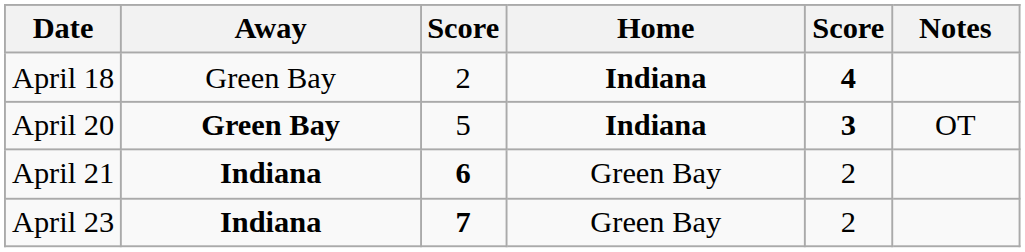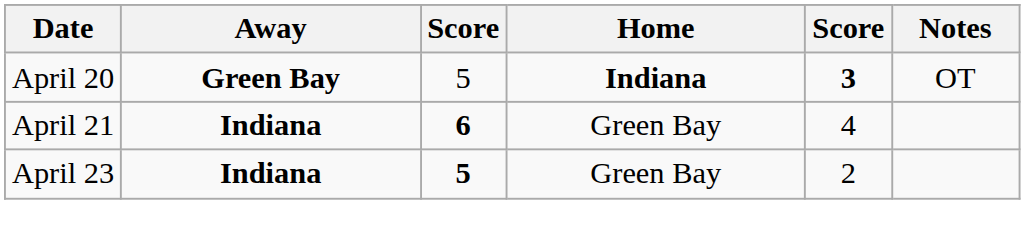- row: (63, 76)
(848, 173) 2 -> (848, 125) 4
(463, 221) 7 -> (463, 173) 5
